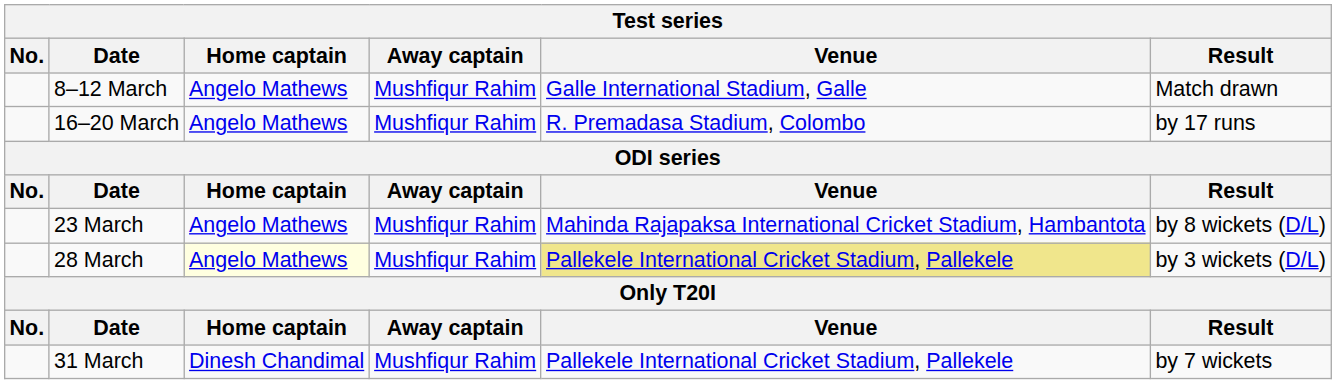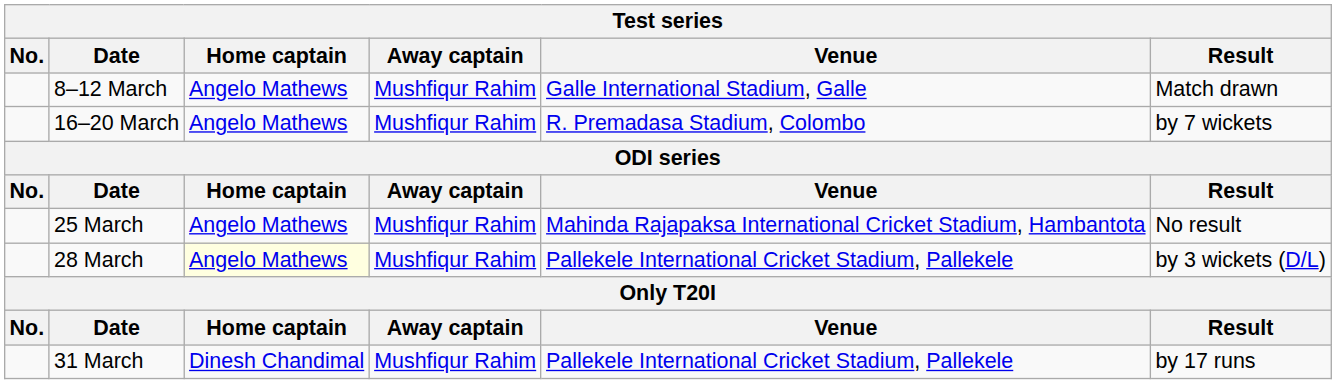(1205, 123) by 17 runs -> (1214, 123) by 7 wickets
- row: (99, 225)
+ row: (99, 225)
(780, 259) khaki background -> (780, 259) no background
(1214, 361) by 7 wickets -> (1205, 361) by 17 runs
